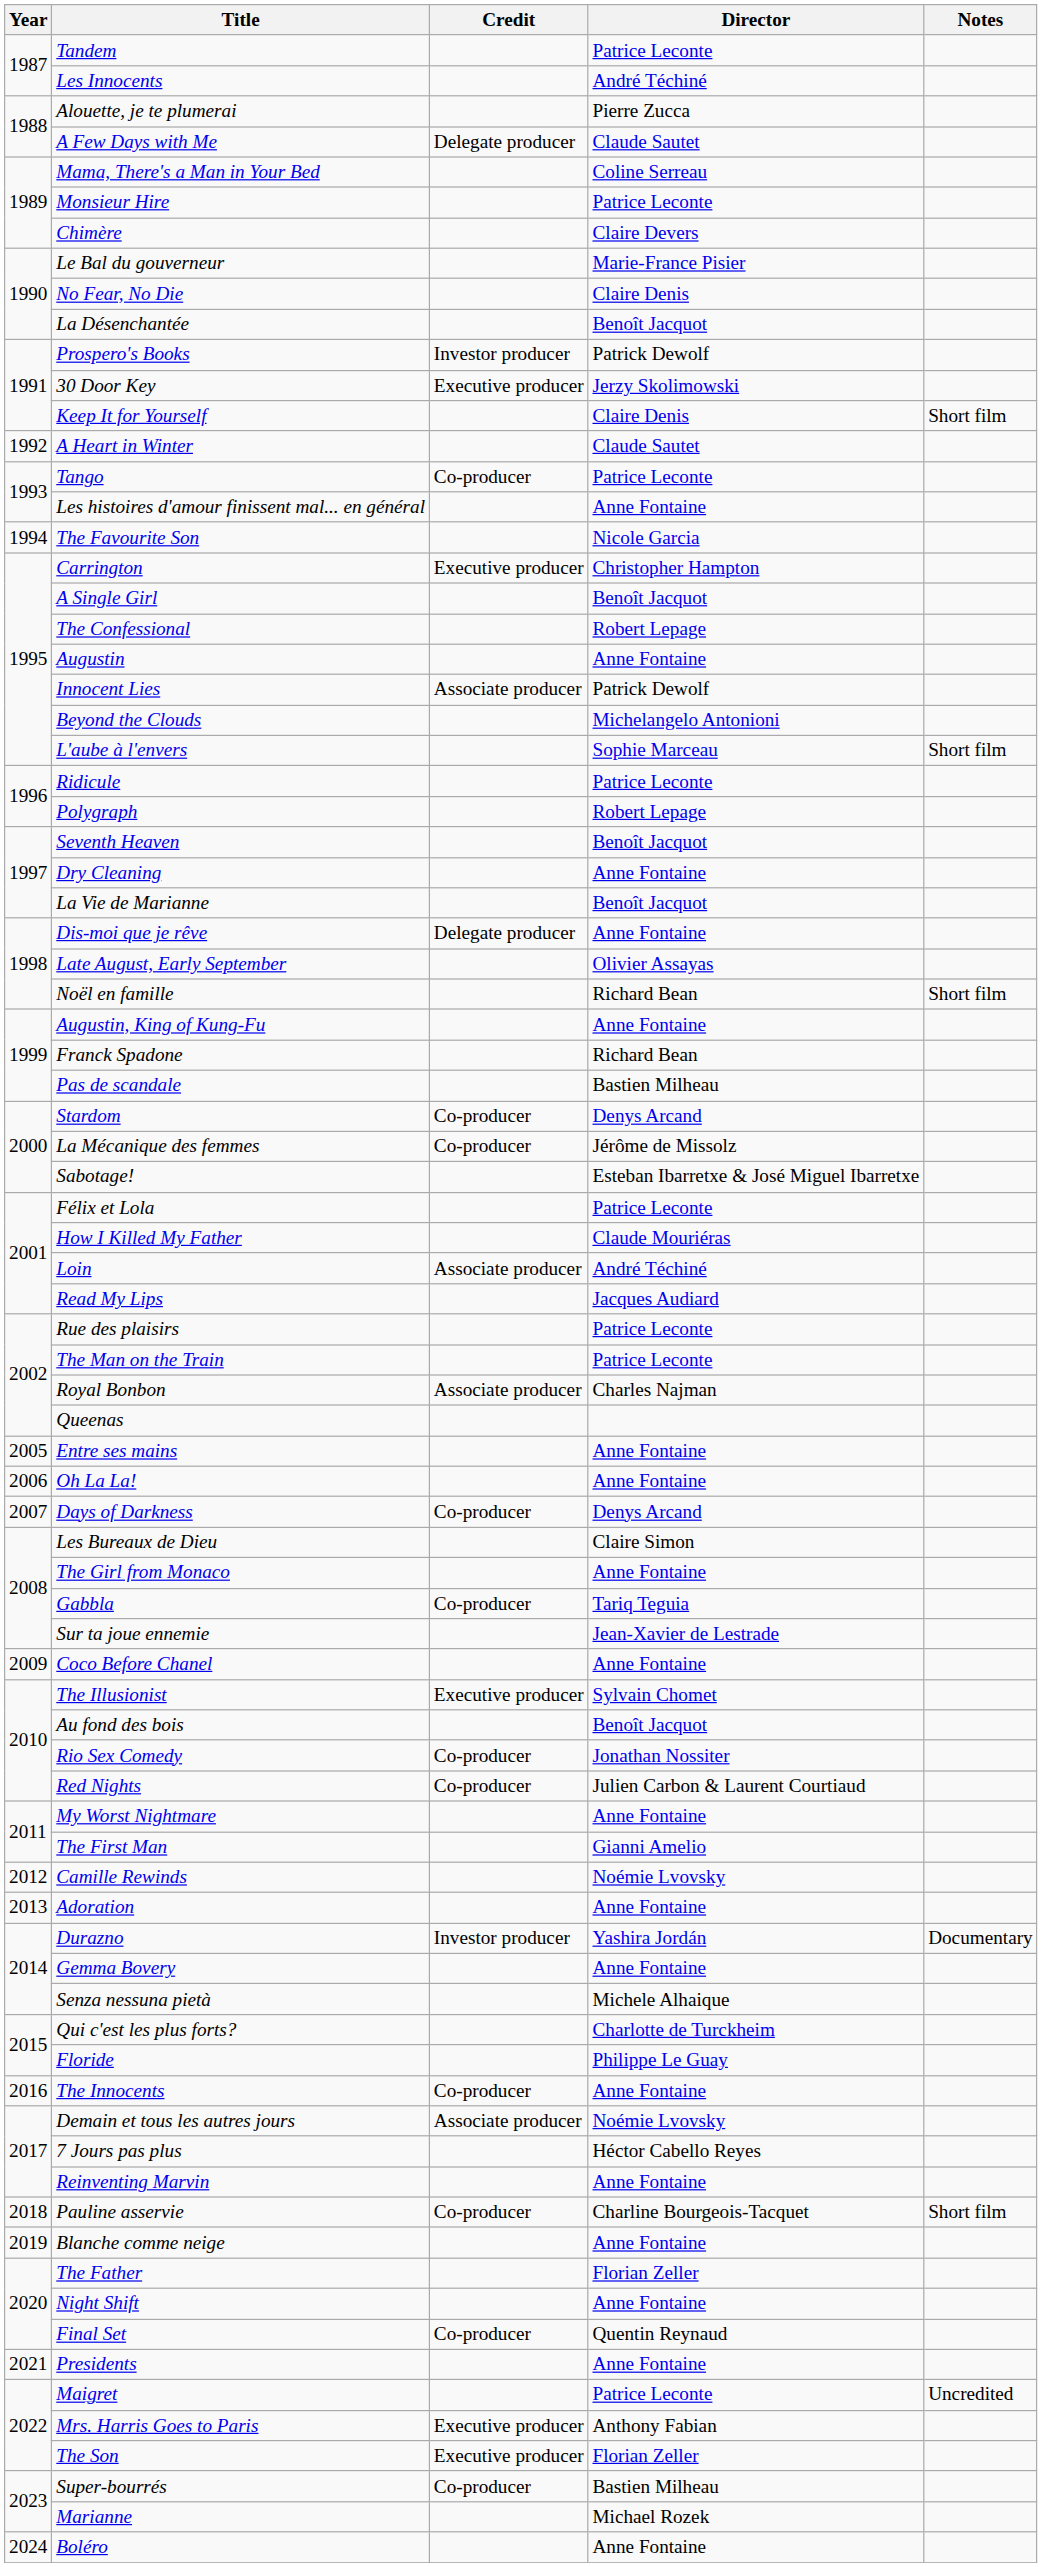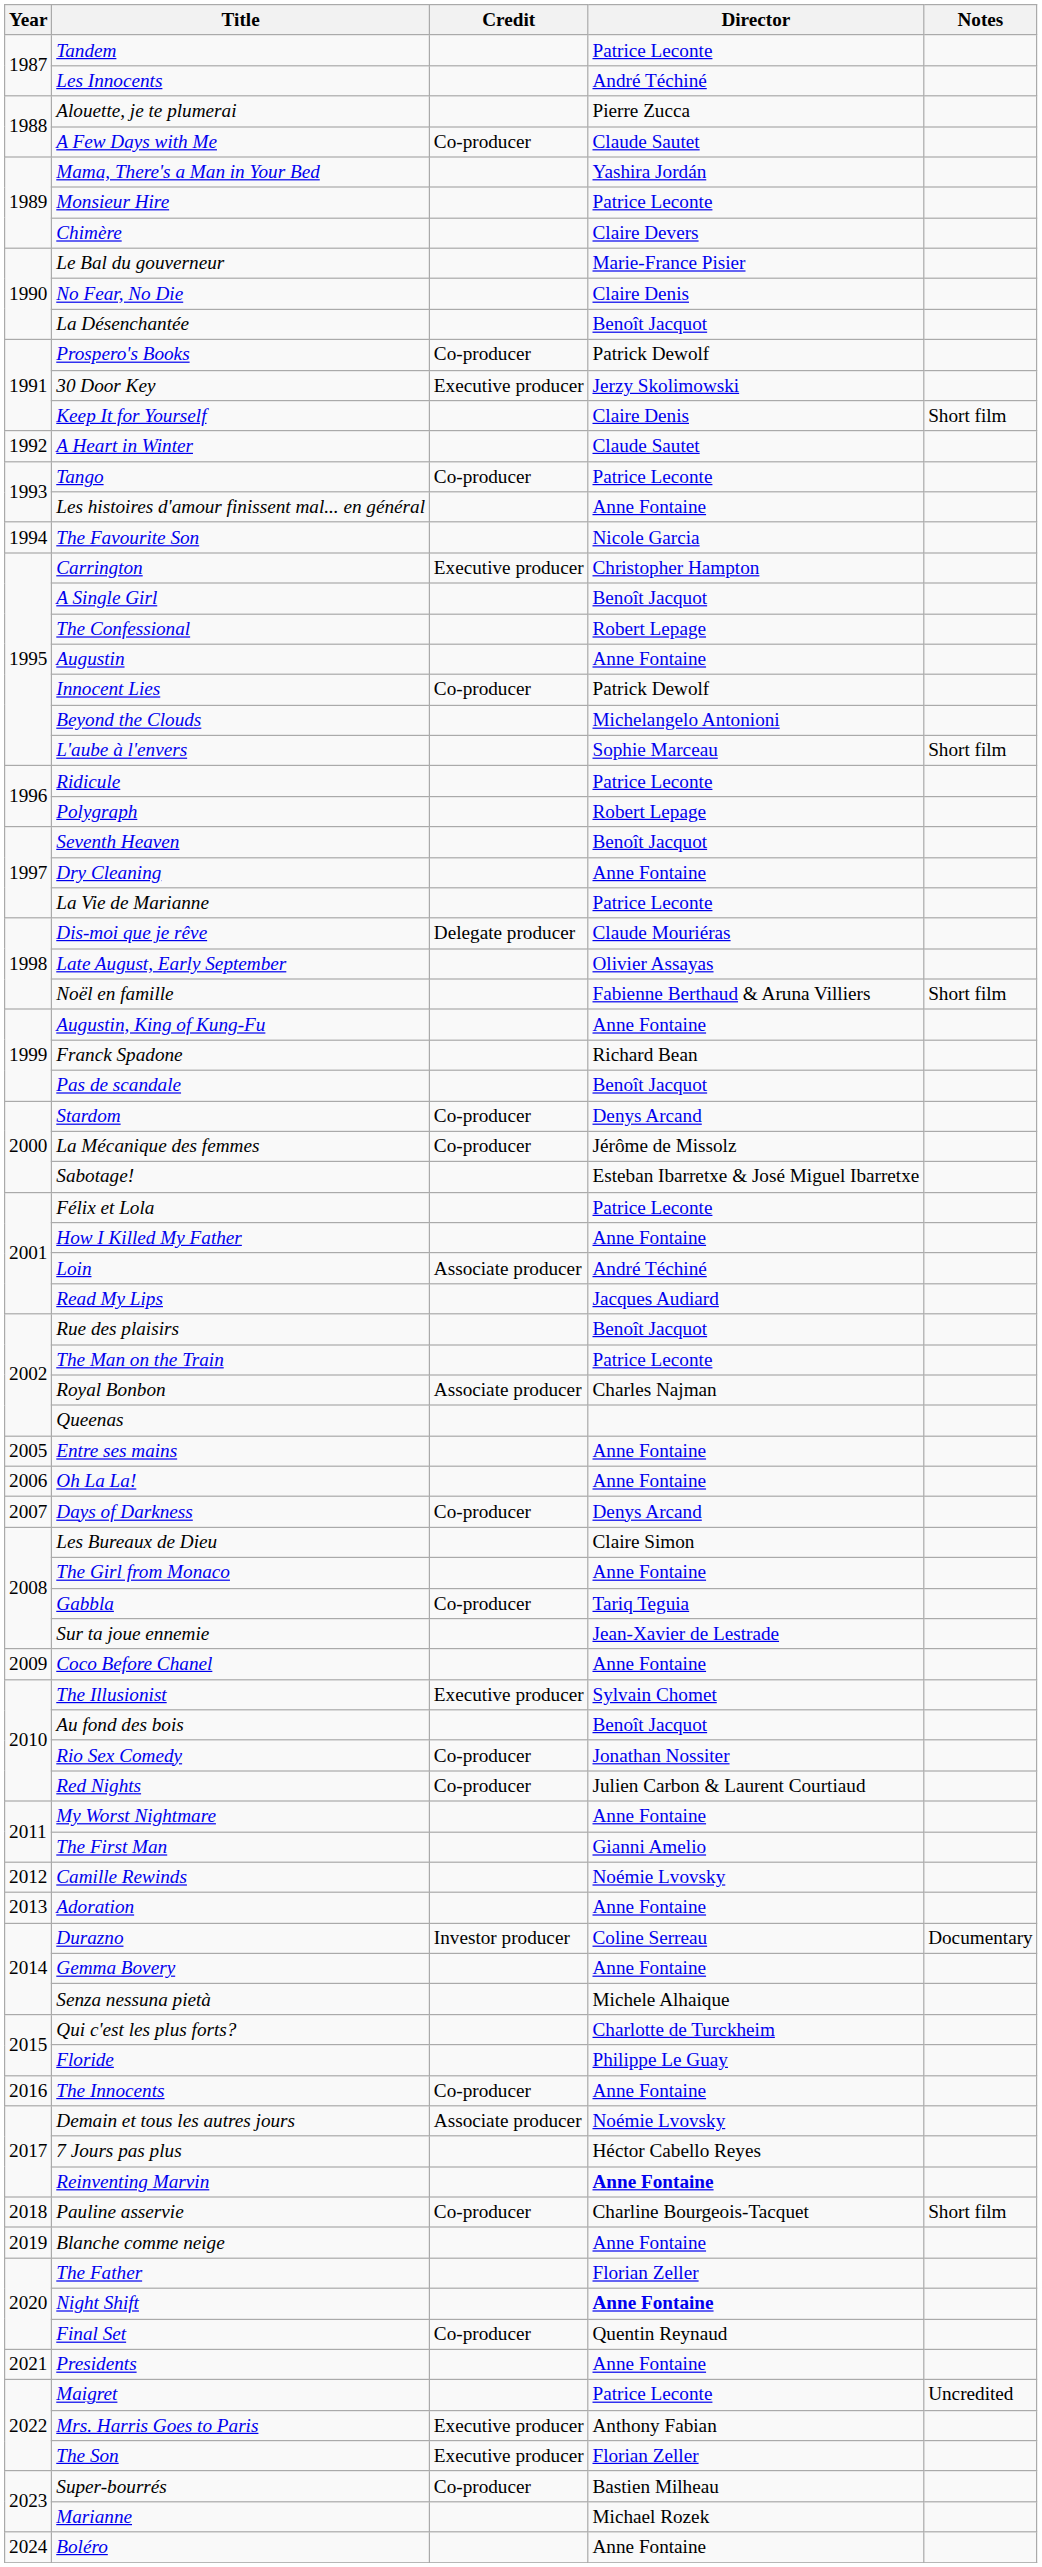(504, 141) Delegate producer -> (482, 141) Co-producer
(650, 171) Coline Serreau -> (649, 171) Yashira Jordán
(502, 354) Investor producer -> (482, 354) Co-producer
(508, 689) Associate producer -> (482, 689) Co-producer
(650, 902) Benoît Jacquot -> (652, 902) Patrice Leconte
(649, 933) Anne Fontaine -> (662, 933) Claude Mouriéras
(645, 994) Richard Bean -> (731, 994) Fabienne Berthaud & Aruna Villiers
(656, 1085) Bastien Milheau -> (650, 1085) Benoît Jacquot
(662, 1237) Claude Mouriéras -> (649, 1237) Anne Fontaine
(652, 1329) Patrice Leconte -> (650, 1329) Benoît Jacquot
(649, 1938) Yashira Jordán -> (650, 1938) Coline Serreau
(649, 2181) normal -> (653, 2181) bold
(649, 2303) normal -> (653, 2303) bold
